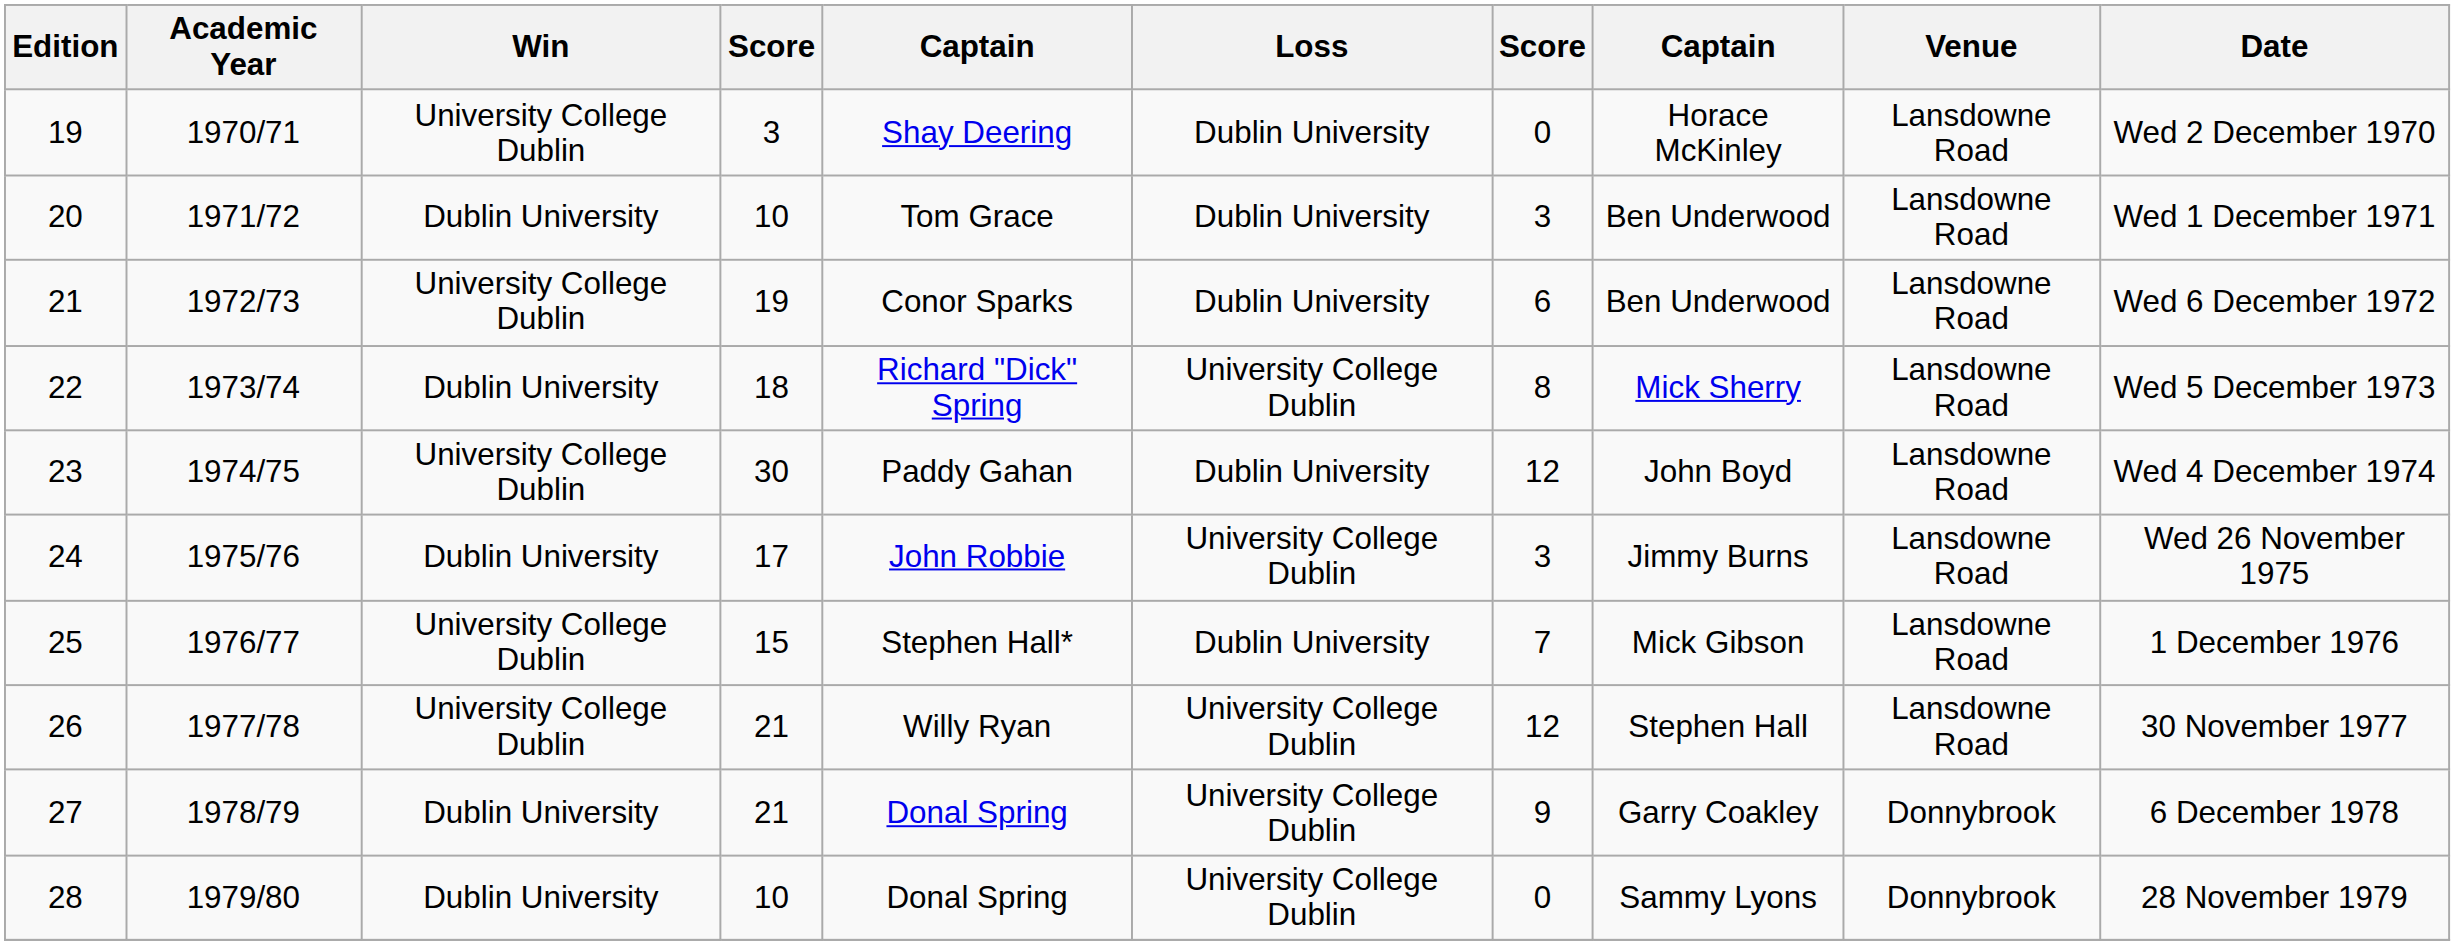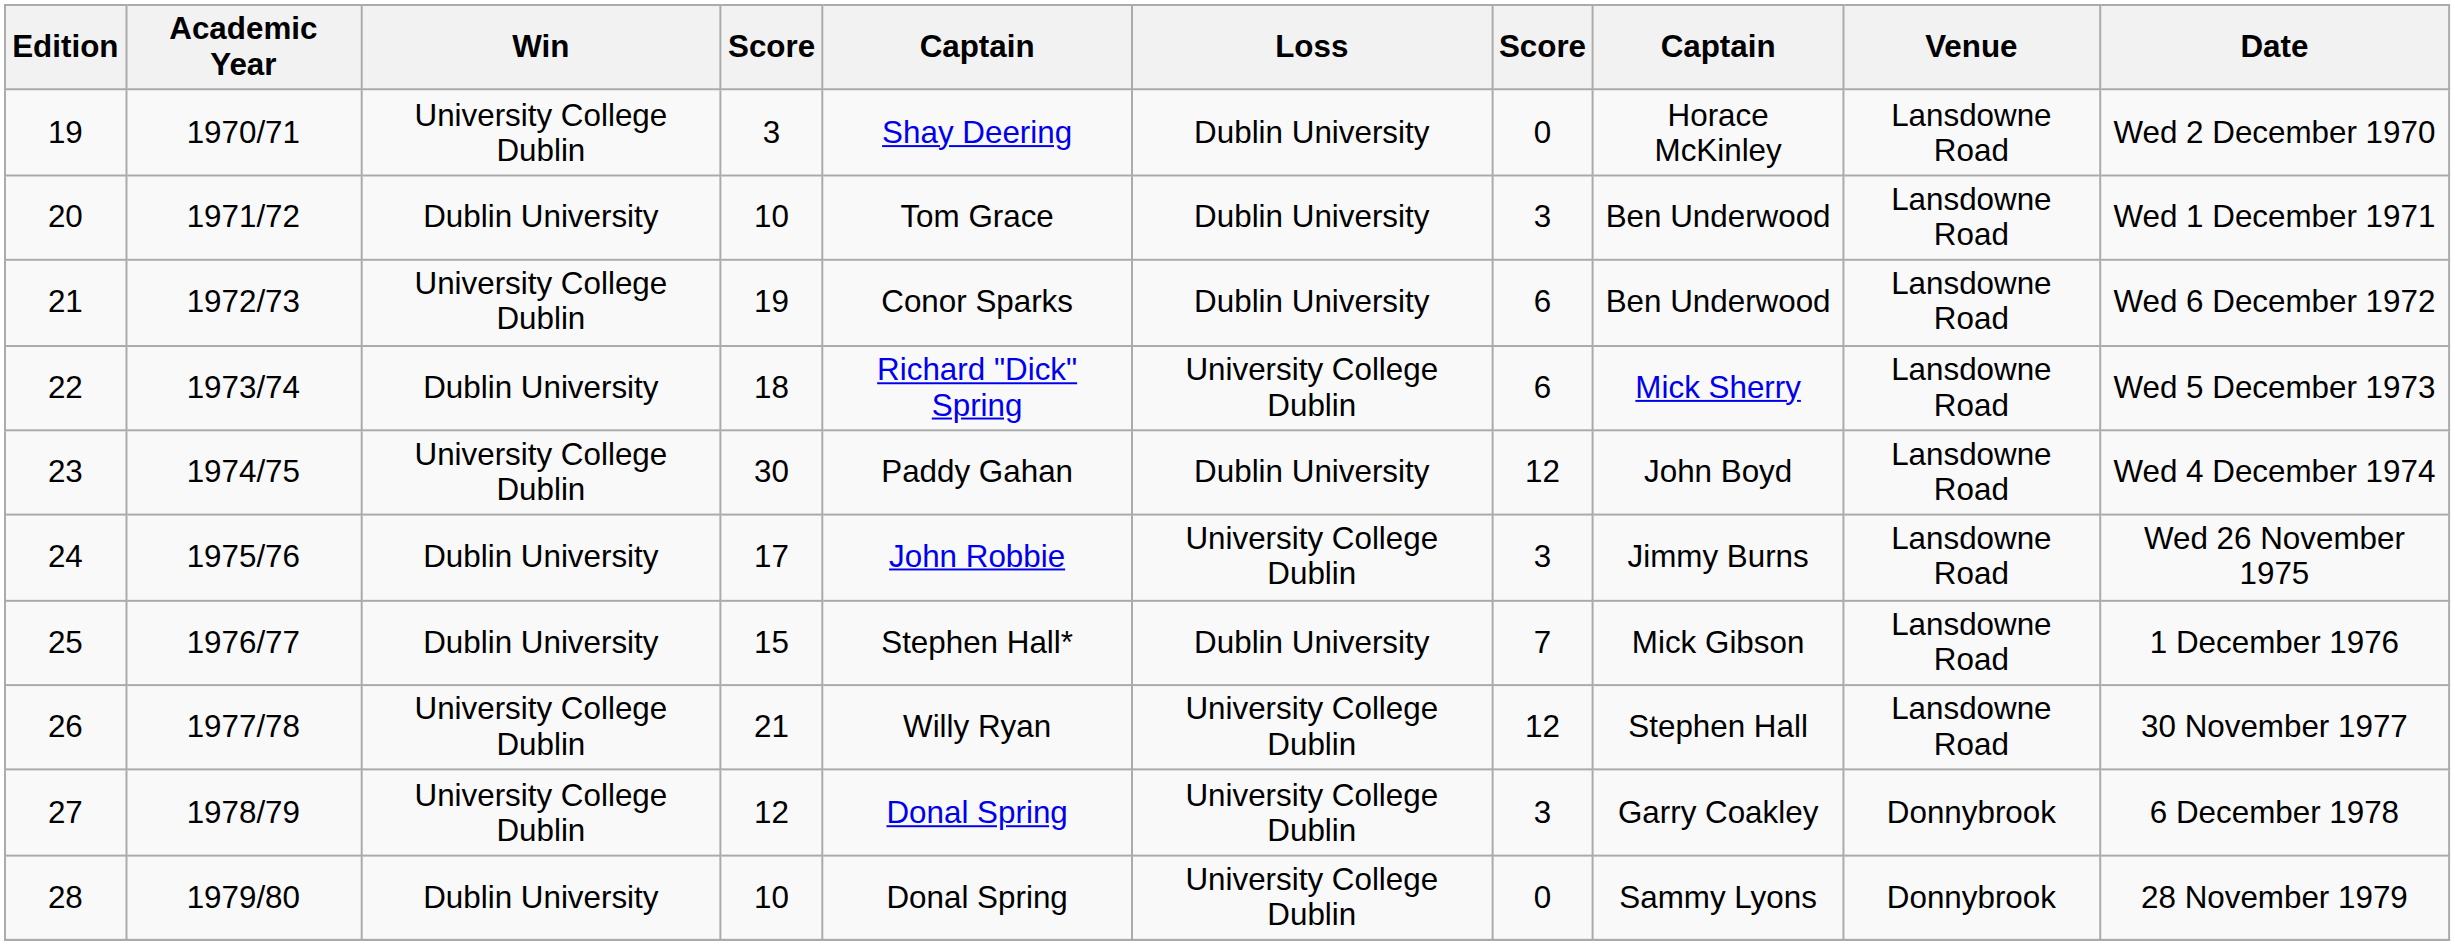(1542, 387) 8 -> (1542, 387) 6
(541, 642) University College Dublin -> (541, 642) Dublin University
(541, 812) Dublin University -> (541, 812) University College Dublin
(772, 812) 21 -> (772, 812) 12
(1542, 812) 9 -> (1542, 812) 3
